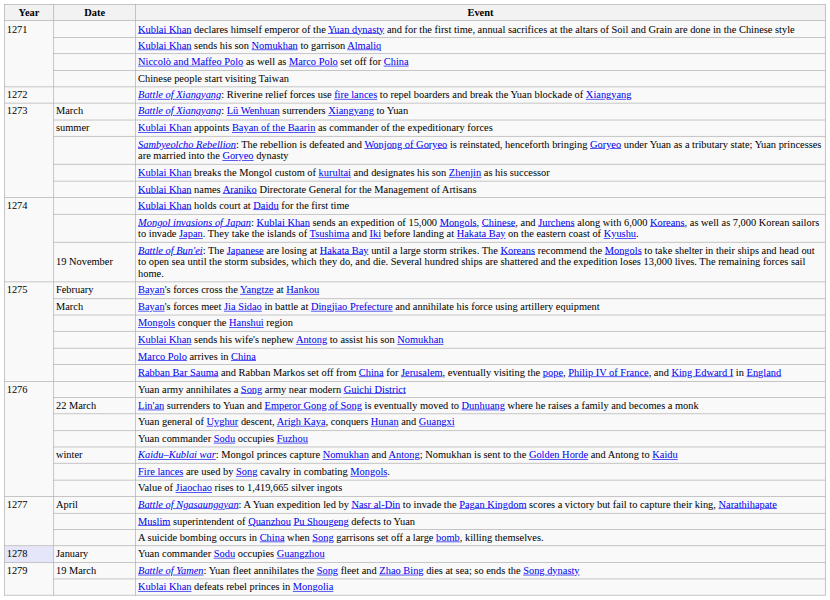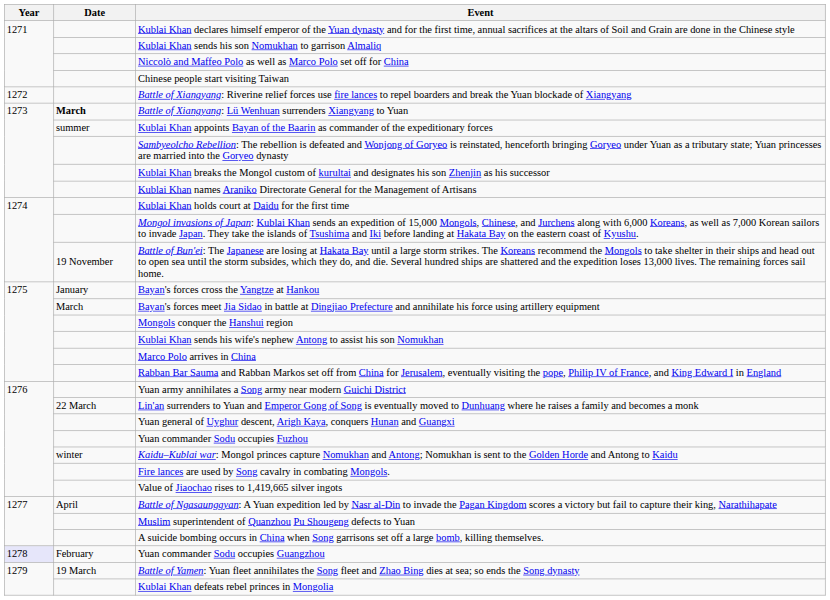(70, 111) normal -> (71, 111) bold
(75, 290) February -> (72, 290) January
(72, 554) January -> (75, 554) February
